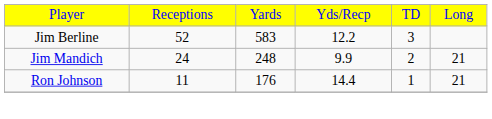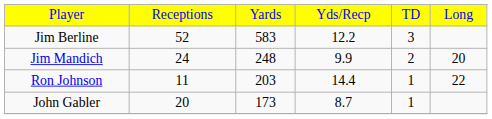(459, 59) 21 -> (459, 59) 20
(266, 80) 176 -> (266, 80) 203
(459, 80) 21 -> (459, 80) 22
+ row: (67, 102)
